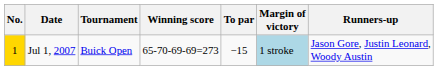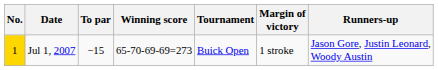columns swapped: (109, 19) <-> (239, 19)
(276, 50) lightblue background -> (276, 50) no background
